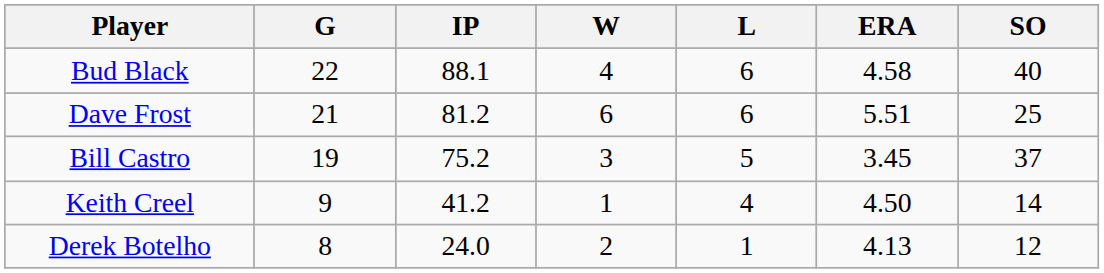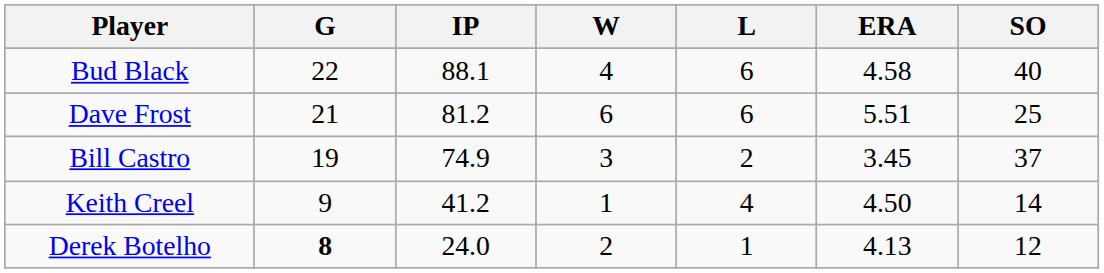(466, 158) 75.2 -> (466, 158) 74.9
(747, 158) 5 -> (747, 158) 2
(325, 245) normal -> (325, 245) bold
